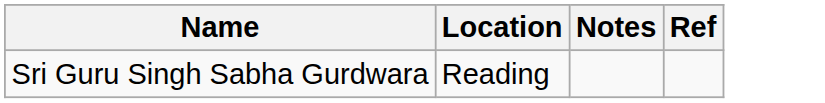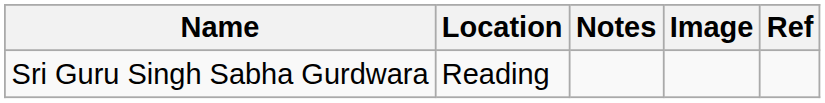+ column: (712, 27)
